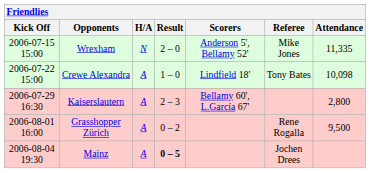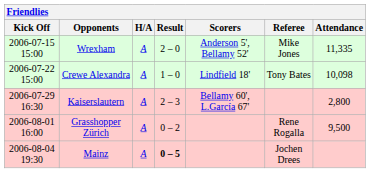(144, 48) N -> (144, 48) A
